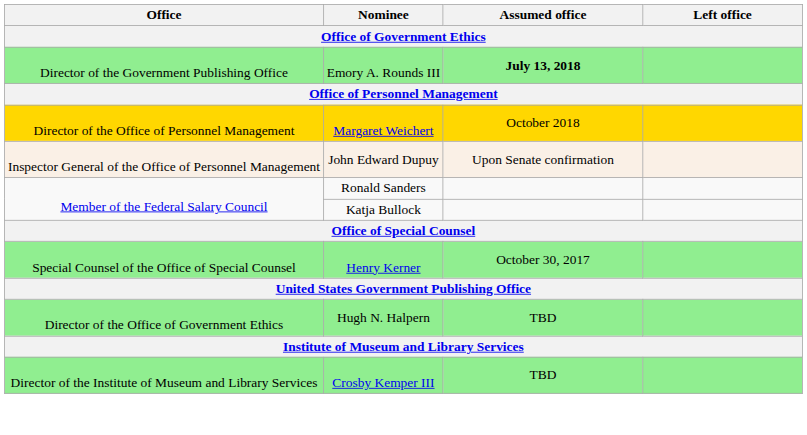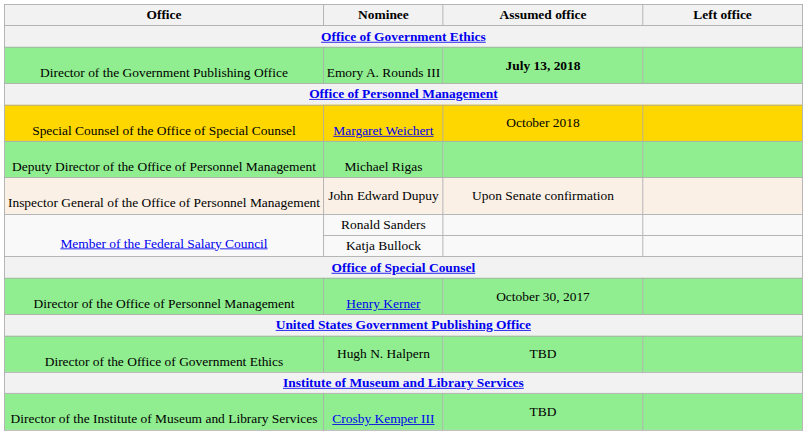(164, 130) Director of the Office of Personnel Management -> (164, 130) Special Counsel of the Office of Special Counsel
+ row: (383, 167)
(164, 267) Special Counsel of the Office of Special Counsel -> (164, 303) Director of the Office of Personnel Management
